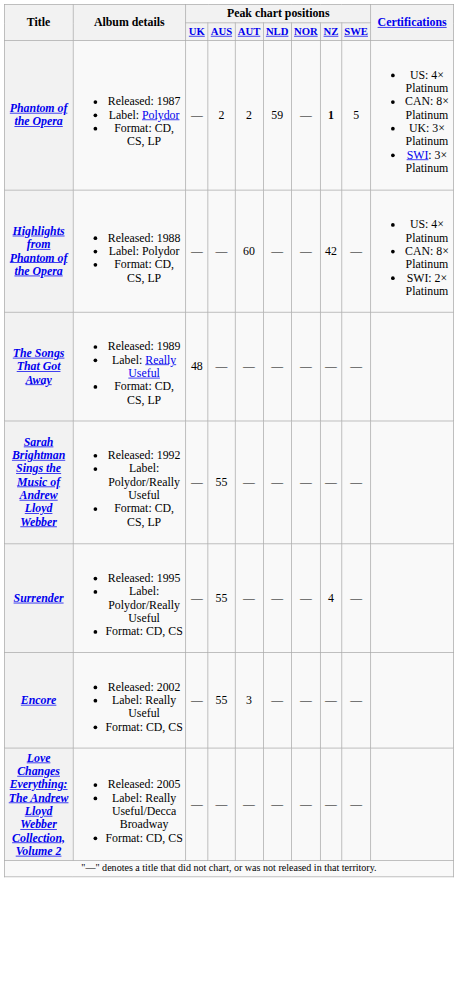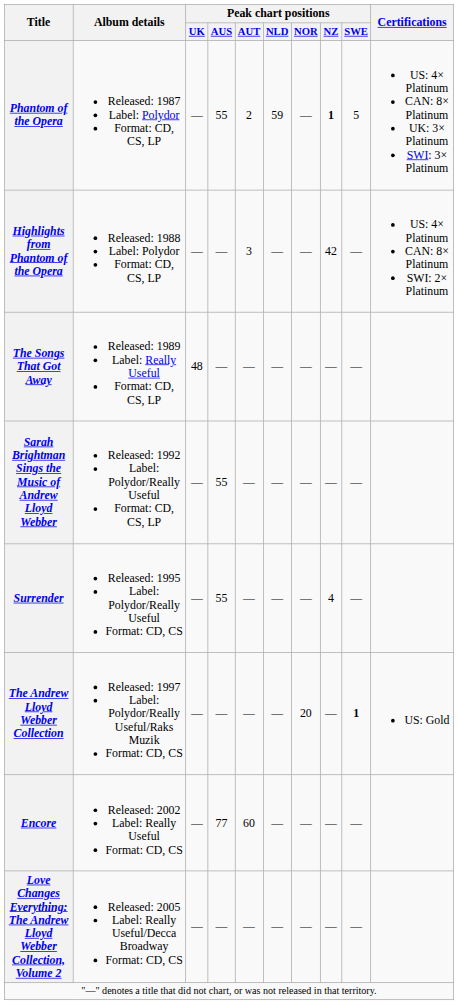(221, 115) 2 -> (221, 115) 55
(249, 251) 60 -> (249, 251) 3
+ row: (39, 713)
(221, 700) 55 -> (221, 822) 77
(249, 700) 3 -> (249, 822) 60
